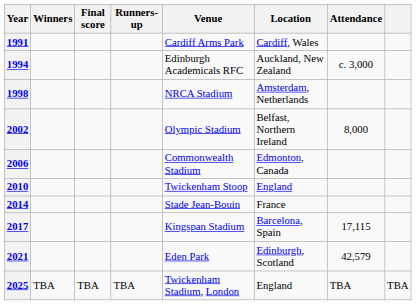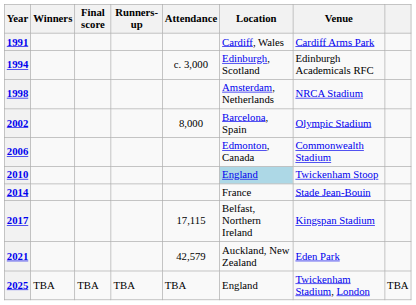columns swapped: (208, 19) <-> (356, 19)
(290, 65) Auckland, New Zealand -> (246, 65) Edinburgh, Scotland
(276, 129) Belfast, Northern Ireland -> (245, 123) Barcelona, Spain
(274, 187) no background -> (240, 175) lightblue background
(280, 227) Barcelona, Spain -> (241, 221) Belfast, Northern Ireland
(280, 256) Edinburgh, Scotland -> (256, 256) Auckland, New Zealand
